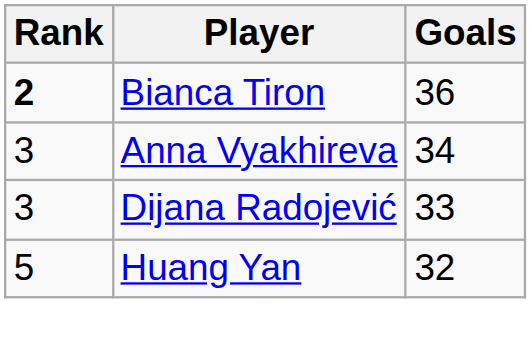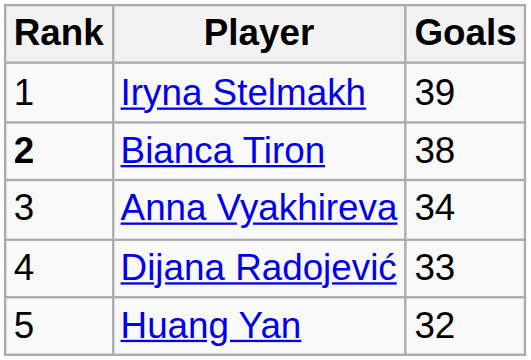+ row: (243, 92)
(435, 92) 36 -> (435, 150) 38
(24, 208) 3 -> (24, 267) 4
